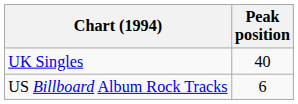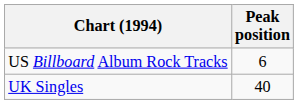rows swapped: (118, 86) <-> (46, 61)
